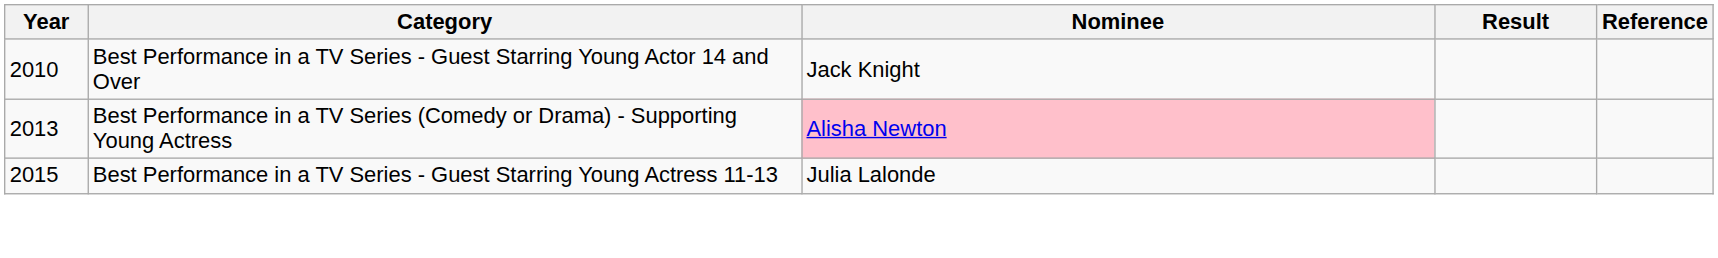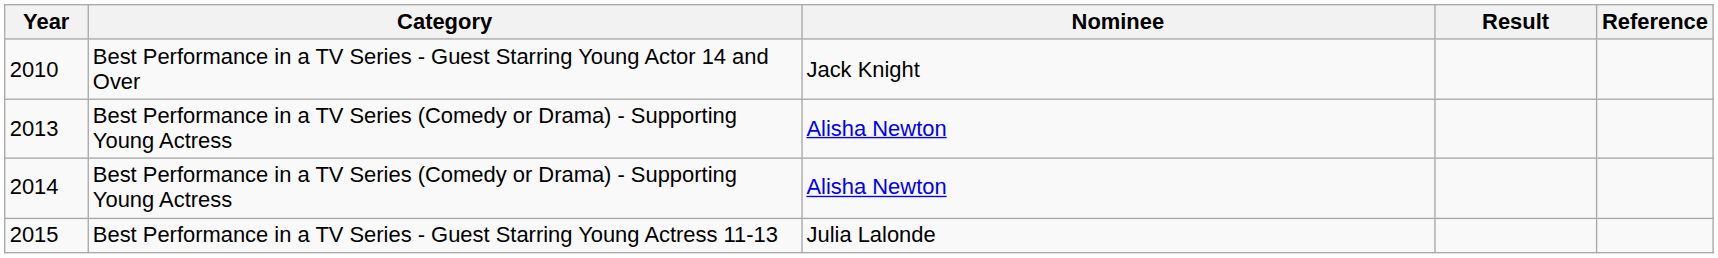(877, 128) pink background -> (877, 128) no background
+ row: (34, 187)
